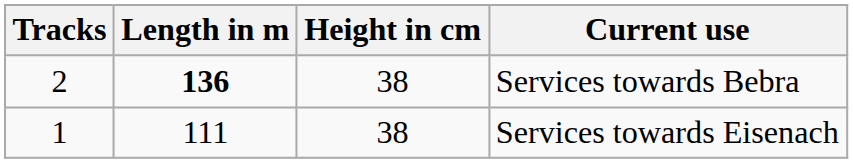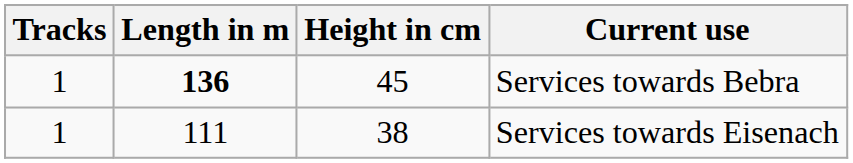(59, 81) 2 -> (59, 81) 1
(393, 81) 38 -> (393, 81) 45
